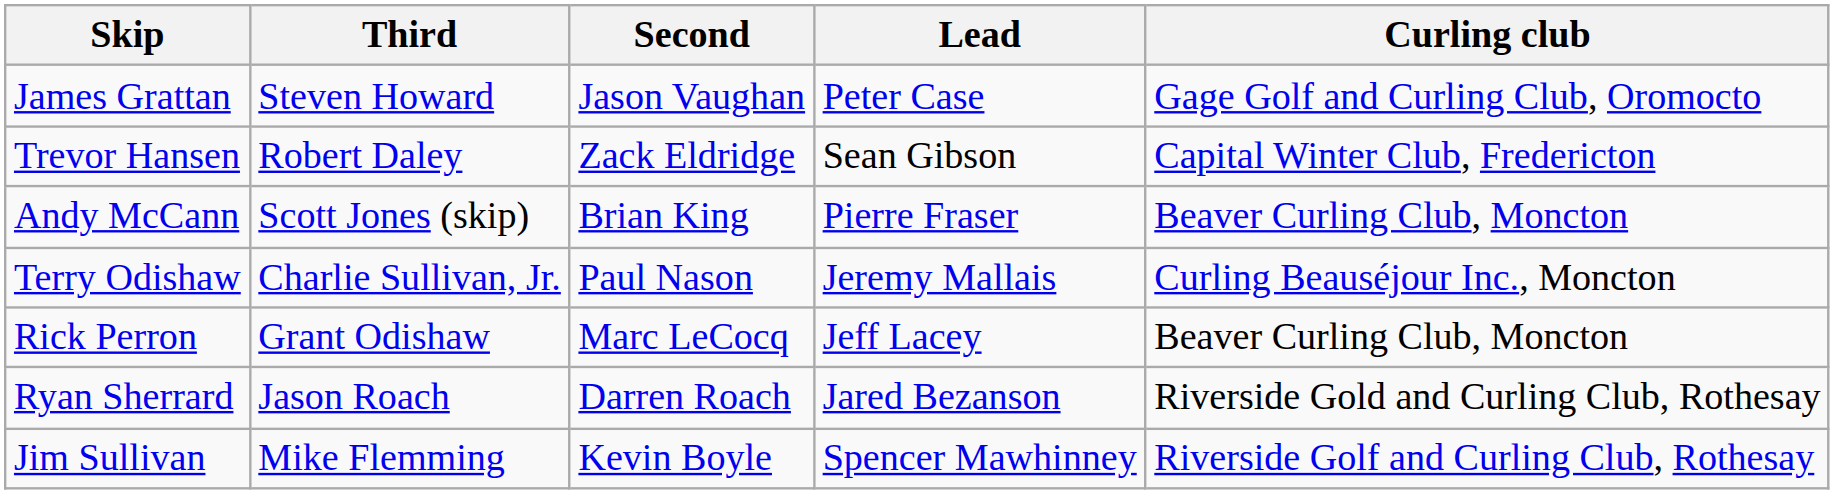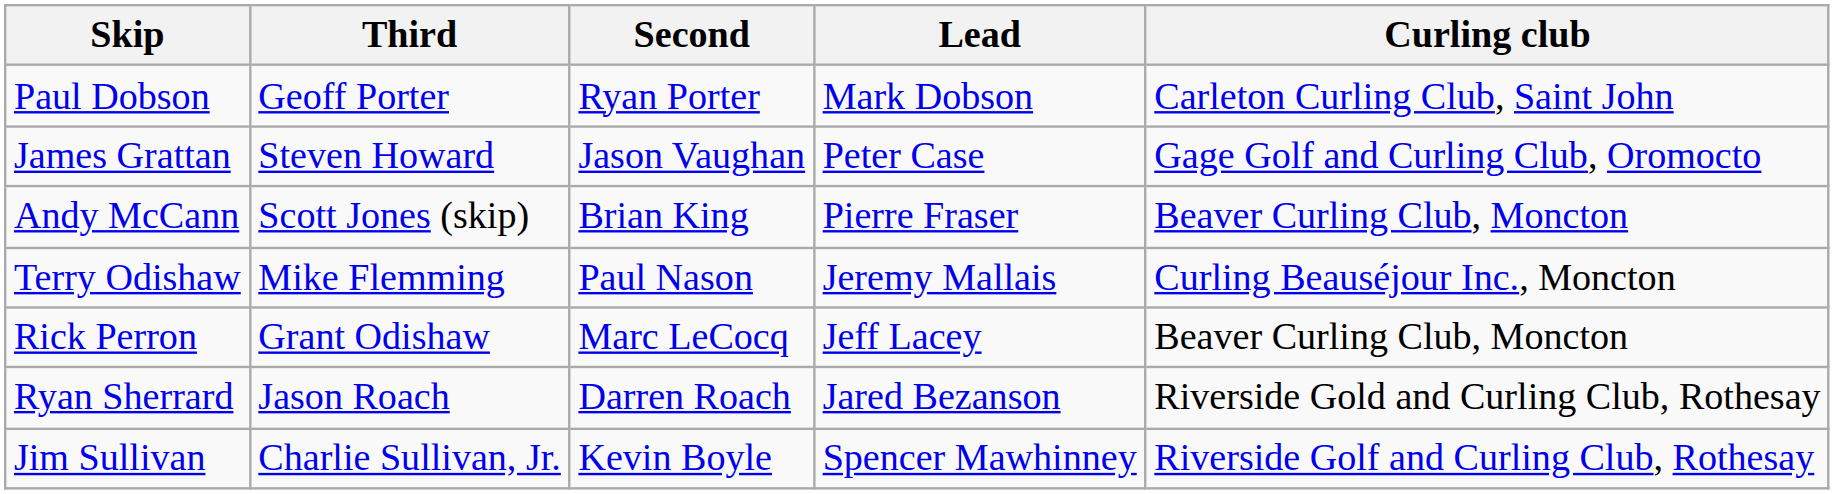+ row: (112, 95)
- row: (127, 155)
(410, 276) Charlie Sullivan, Jr. -> (382, 276) Mike Flemming
(382, 457) Mike Flemming -> (410, 457) Charlie Sullivan, Jr.
